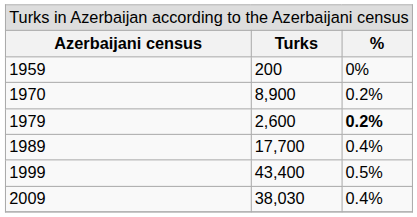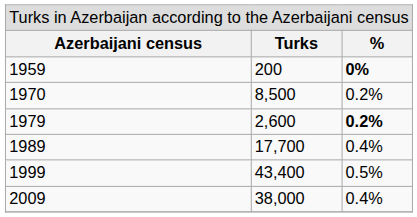(357, 69) normal -> (357, 69) bold
(275, 95) 8,900 -> (275, 95) 8,500
(280, 198) 38,030 -> (280, 198) 38,000
